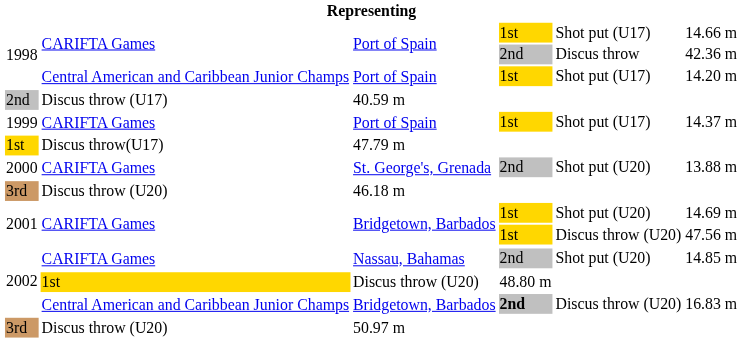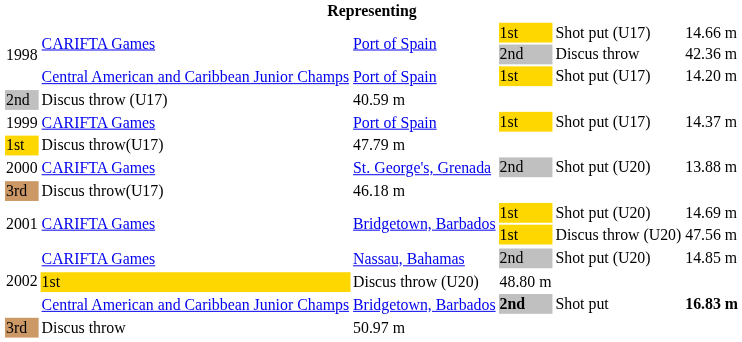(105, 191) Discus throw (U20) -> (103, 191) Discus throw(U17)
(618, 303) Discus throw (U20) -> (582, 303) Shot put
(711, 303) normal -> (712, 303) bold
(105, 327) Discus throw (U20) -> (84, 327) Discus throw
